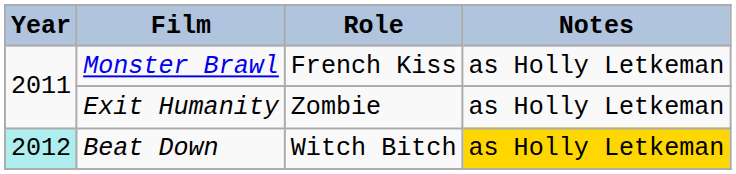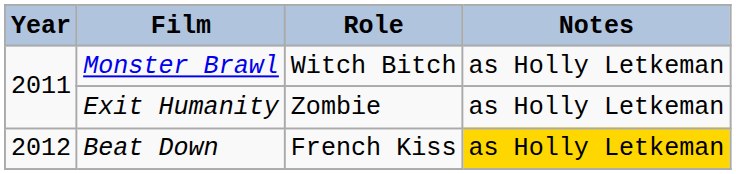(374, 66) French Kiss -> (374, 66) Witch Bitch
(41, 148) paleturquoise background -> (41, 148) no background
(374, 148) Witch Bitch -> (374, 148) French Kiss
